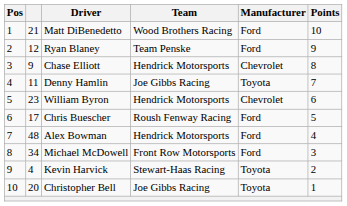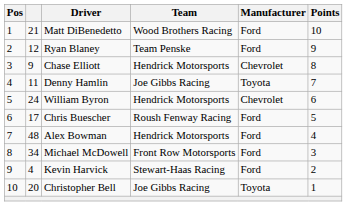(33, 99) 23 -> (33, 99) 24
(255, 169) Toyota -> (251, 169) Ford
